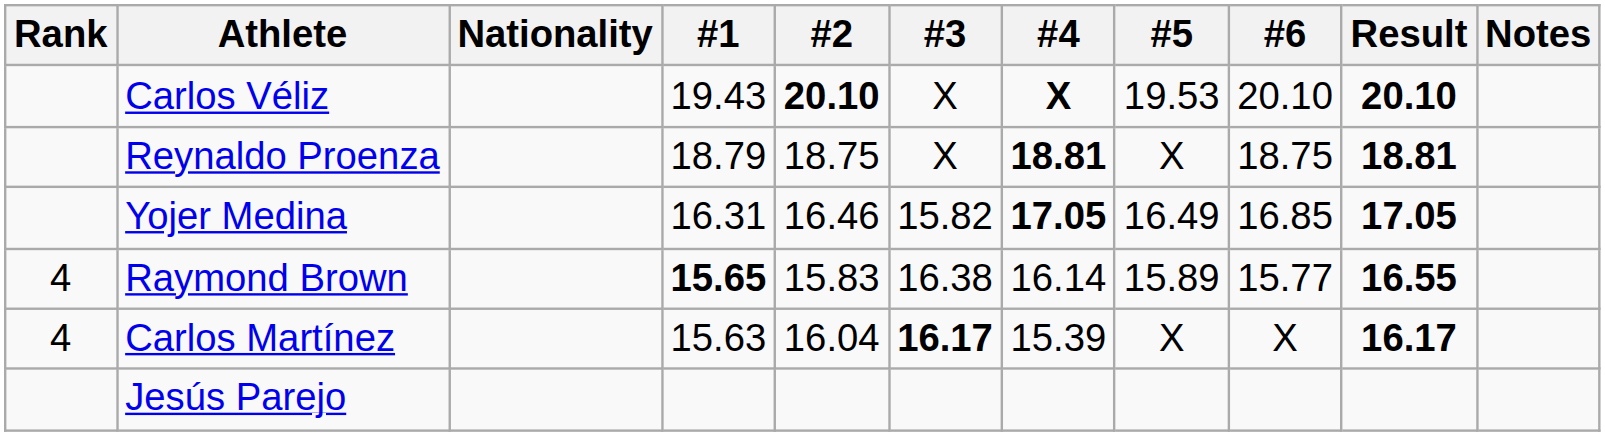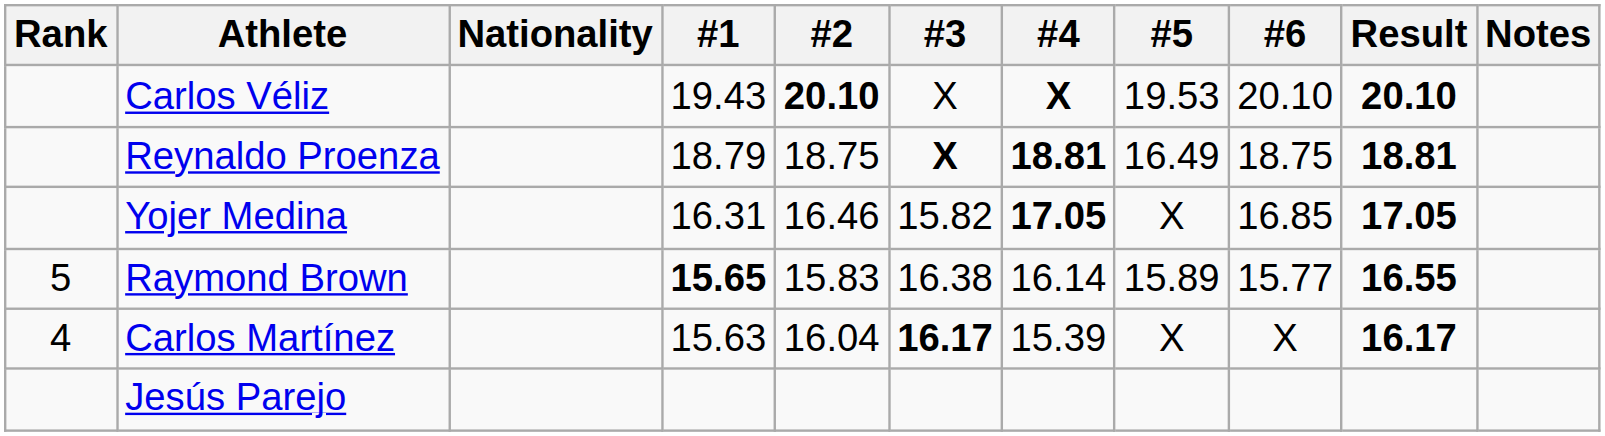(945, 156) normal -> (945, 156) bold
(1172, 156) X -> (1172, 156) 16.49
(1172, 216) 16.49 -> (1172, 216) X
(61, 277) 4 -> (61, 277) 5
